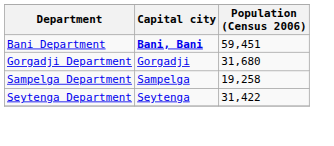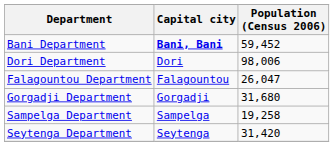(241, 44) 59,451 -> (261, 44) 59,452
+ row: (56, 62)
+ row: (79, 79)
(241, 97) 31,422 -> (261, 133) 31,420
